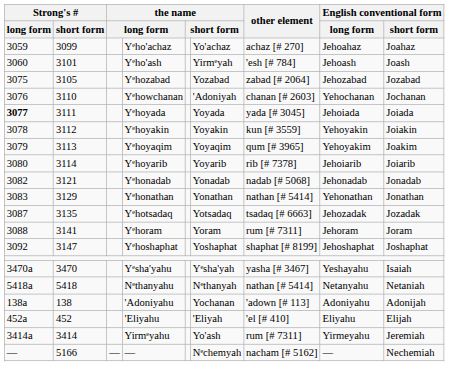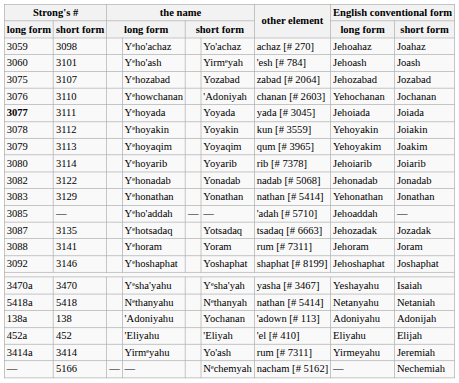(66, 46) 3099 -> (66, 46) 3098
(66, 79) 3105 -> (66, 79) 3107
(66, 180) 3121 -> (66, 180) 3122
+ row: (149, 213)
(66, 247) 3147 -> (66, 264) 3146
